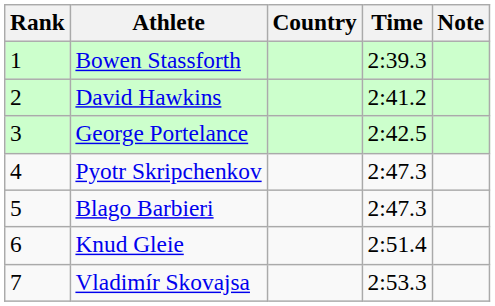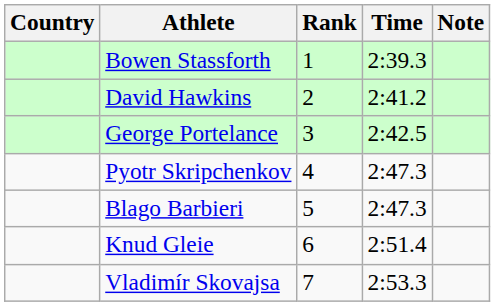columns swapped: (37, 23) <-> (315, 23)
